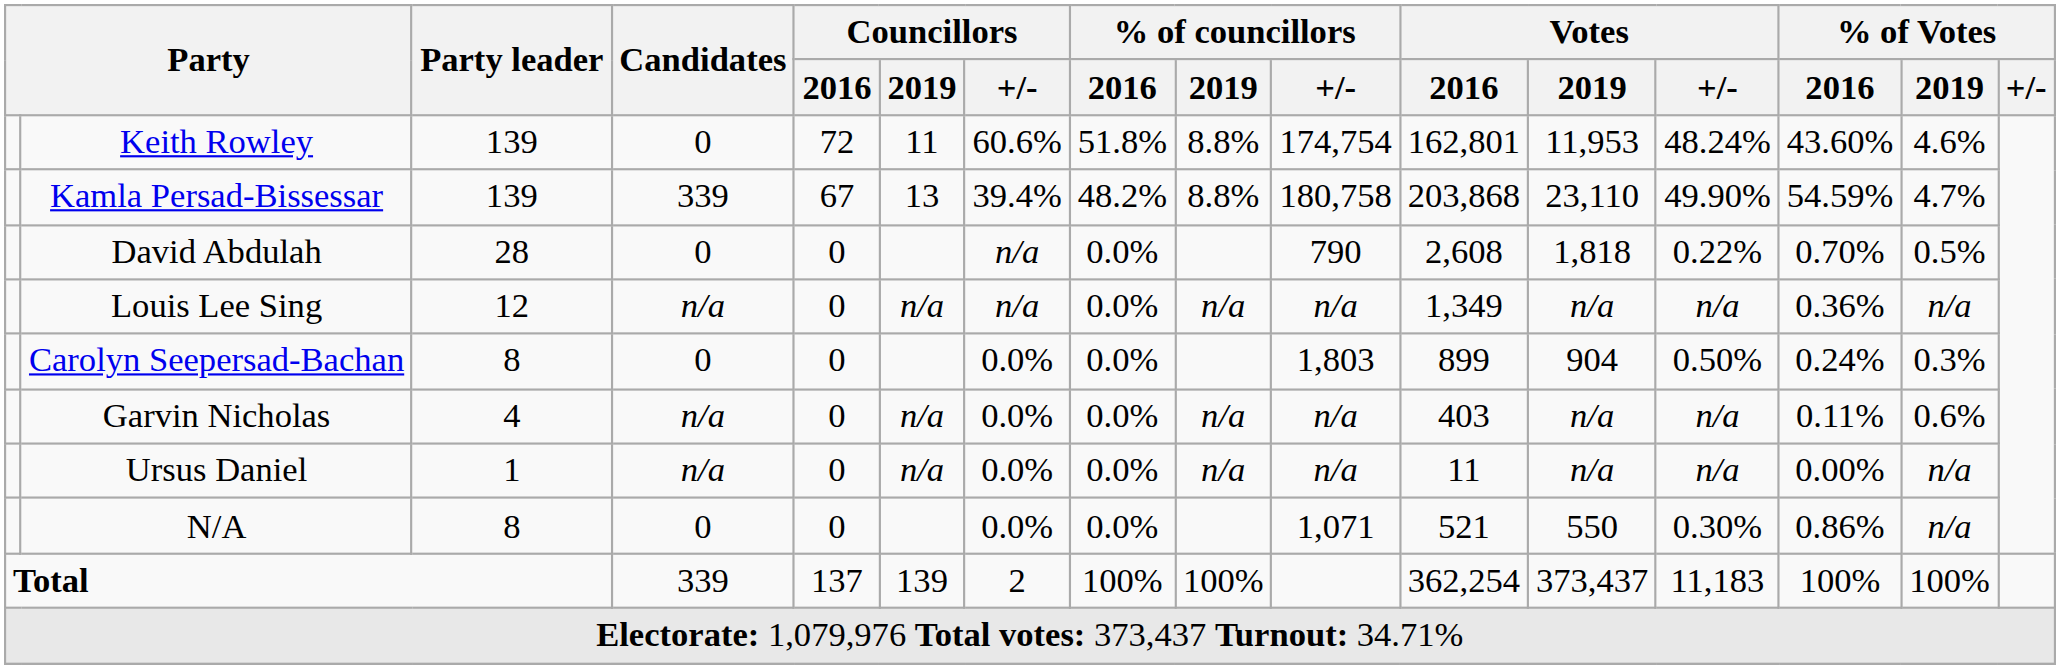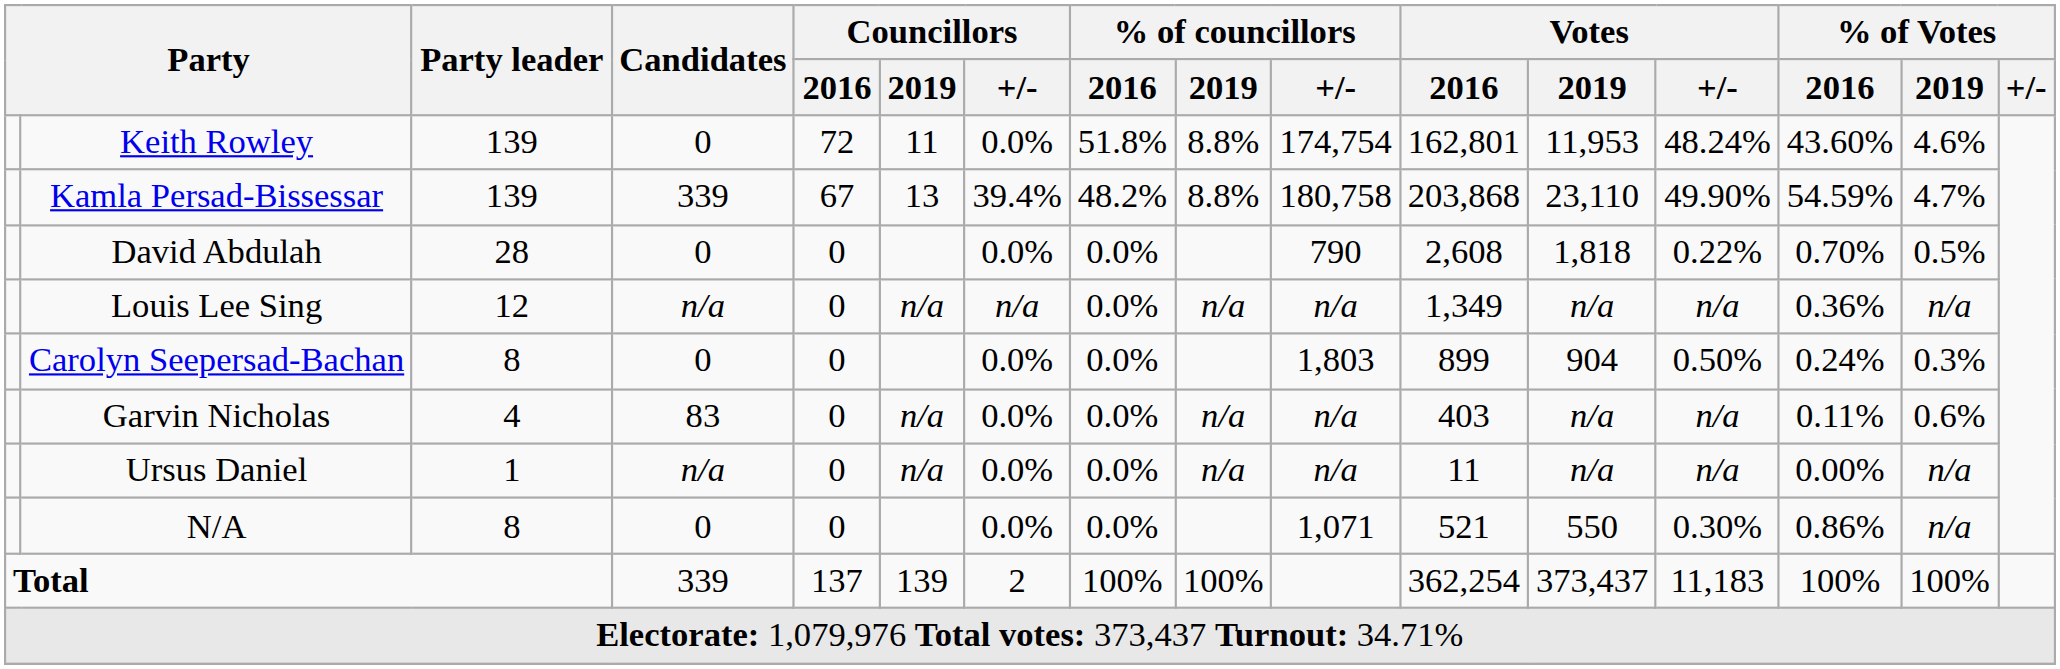(1017, 141) 60.6% -> (1017, 141) 0.0%
(1017, 251) n/a -> (1017, 251) 0.0%
(703, 415) n/a -> (703, 415) 83
